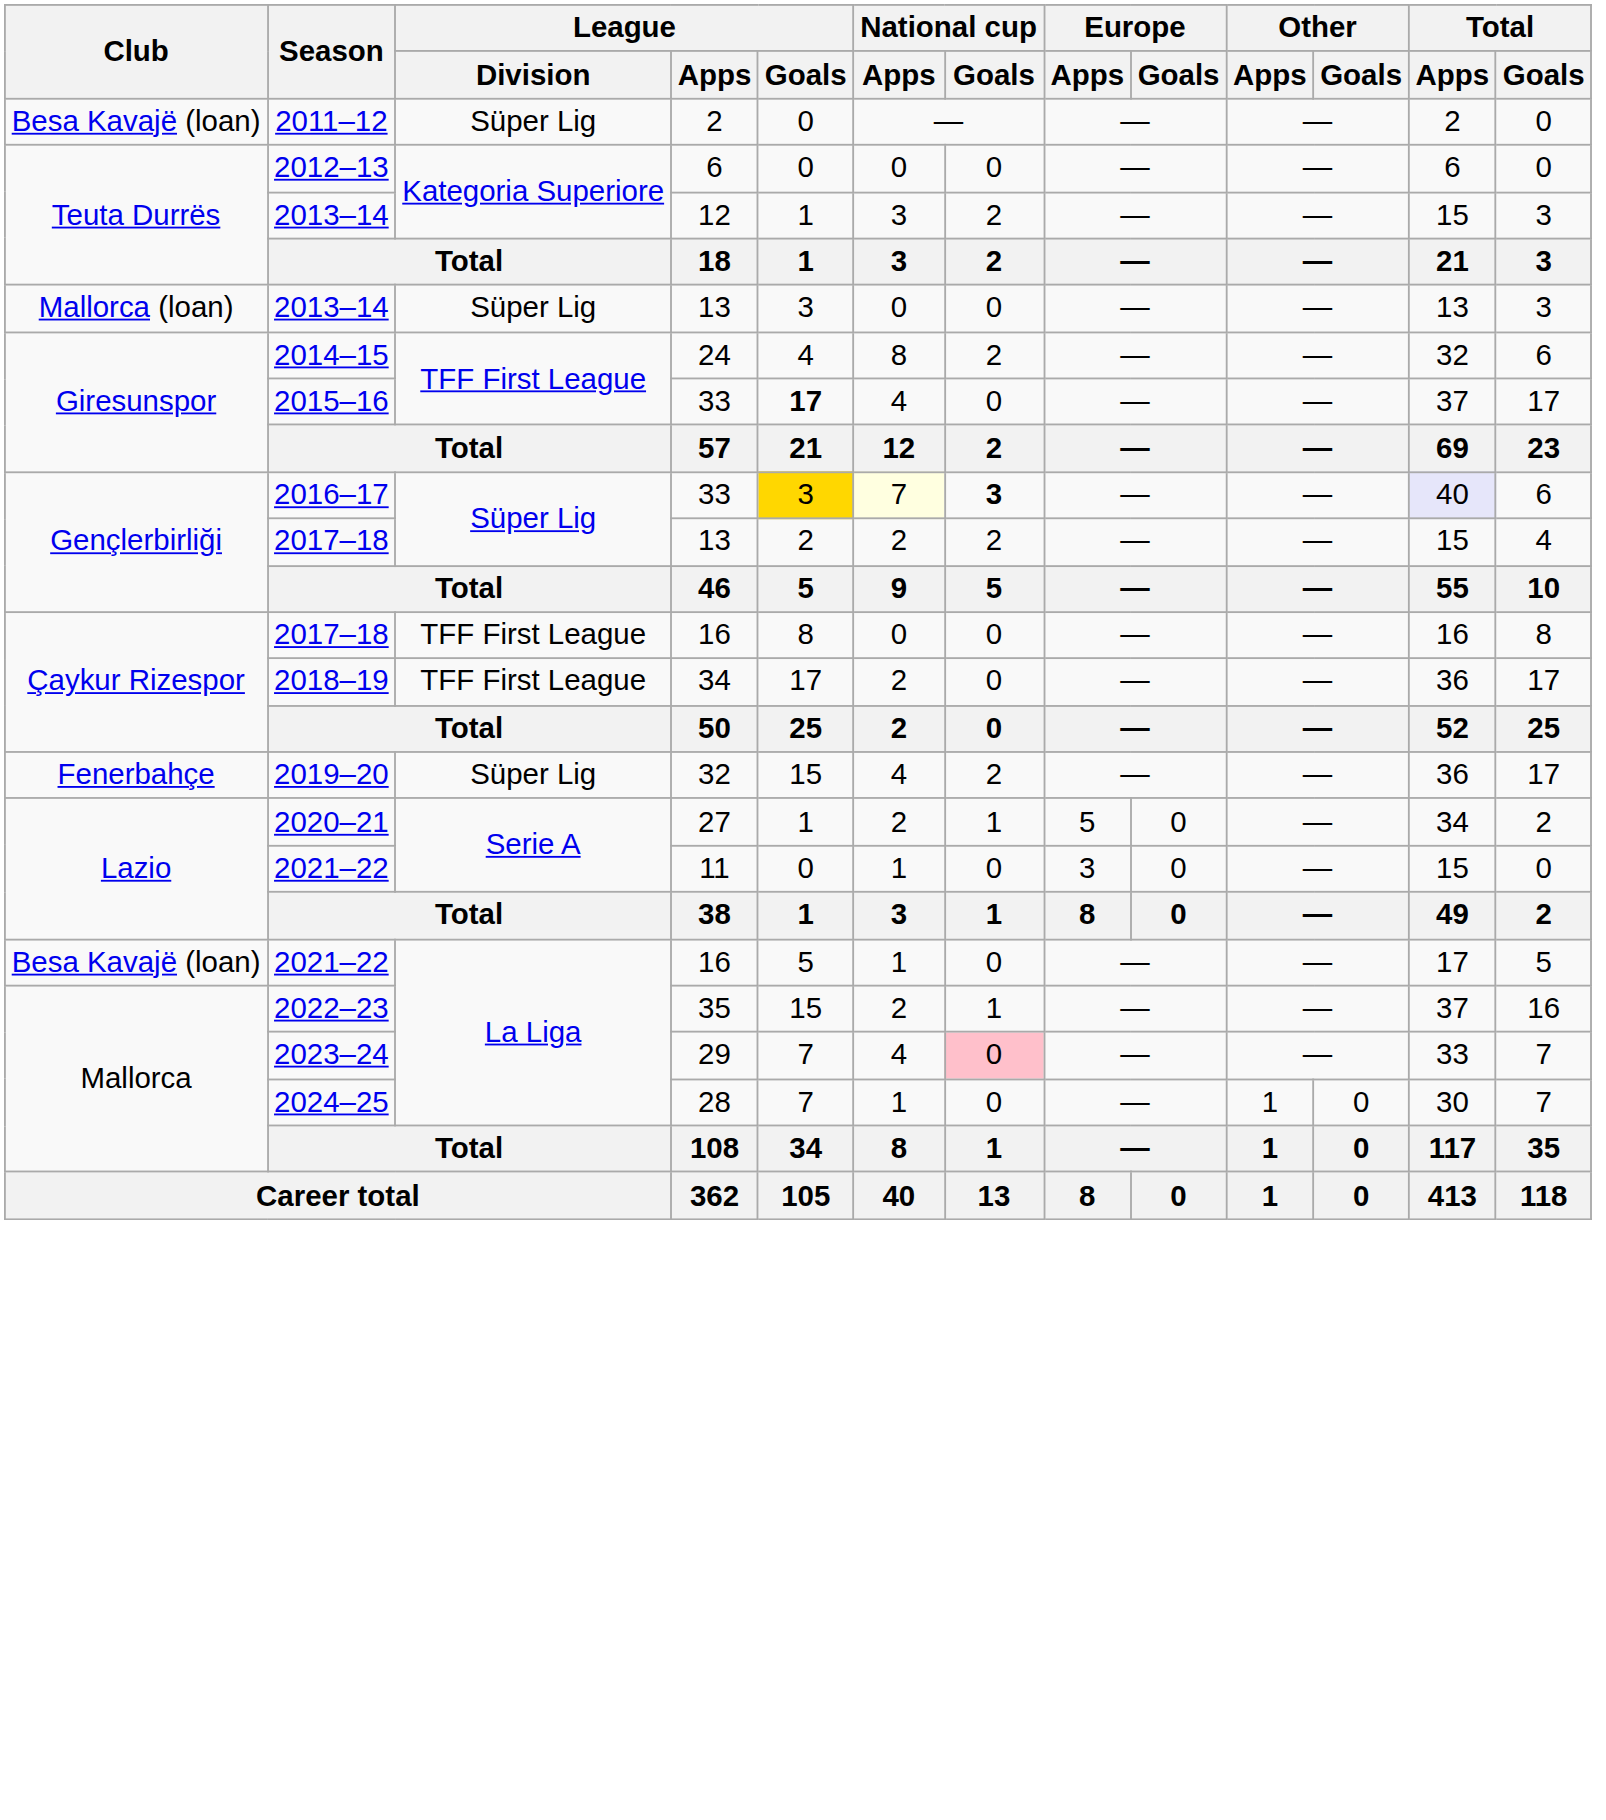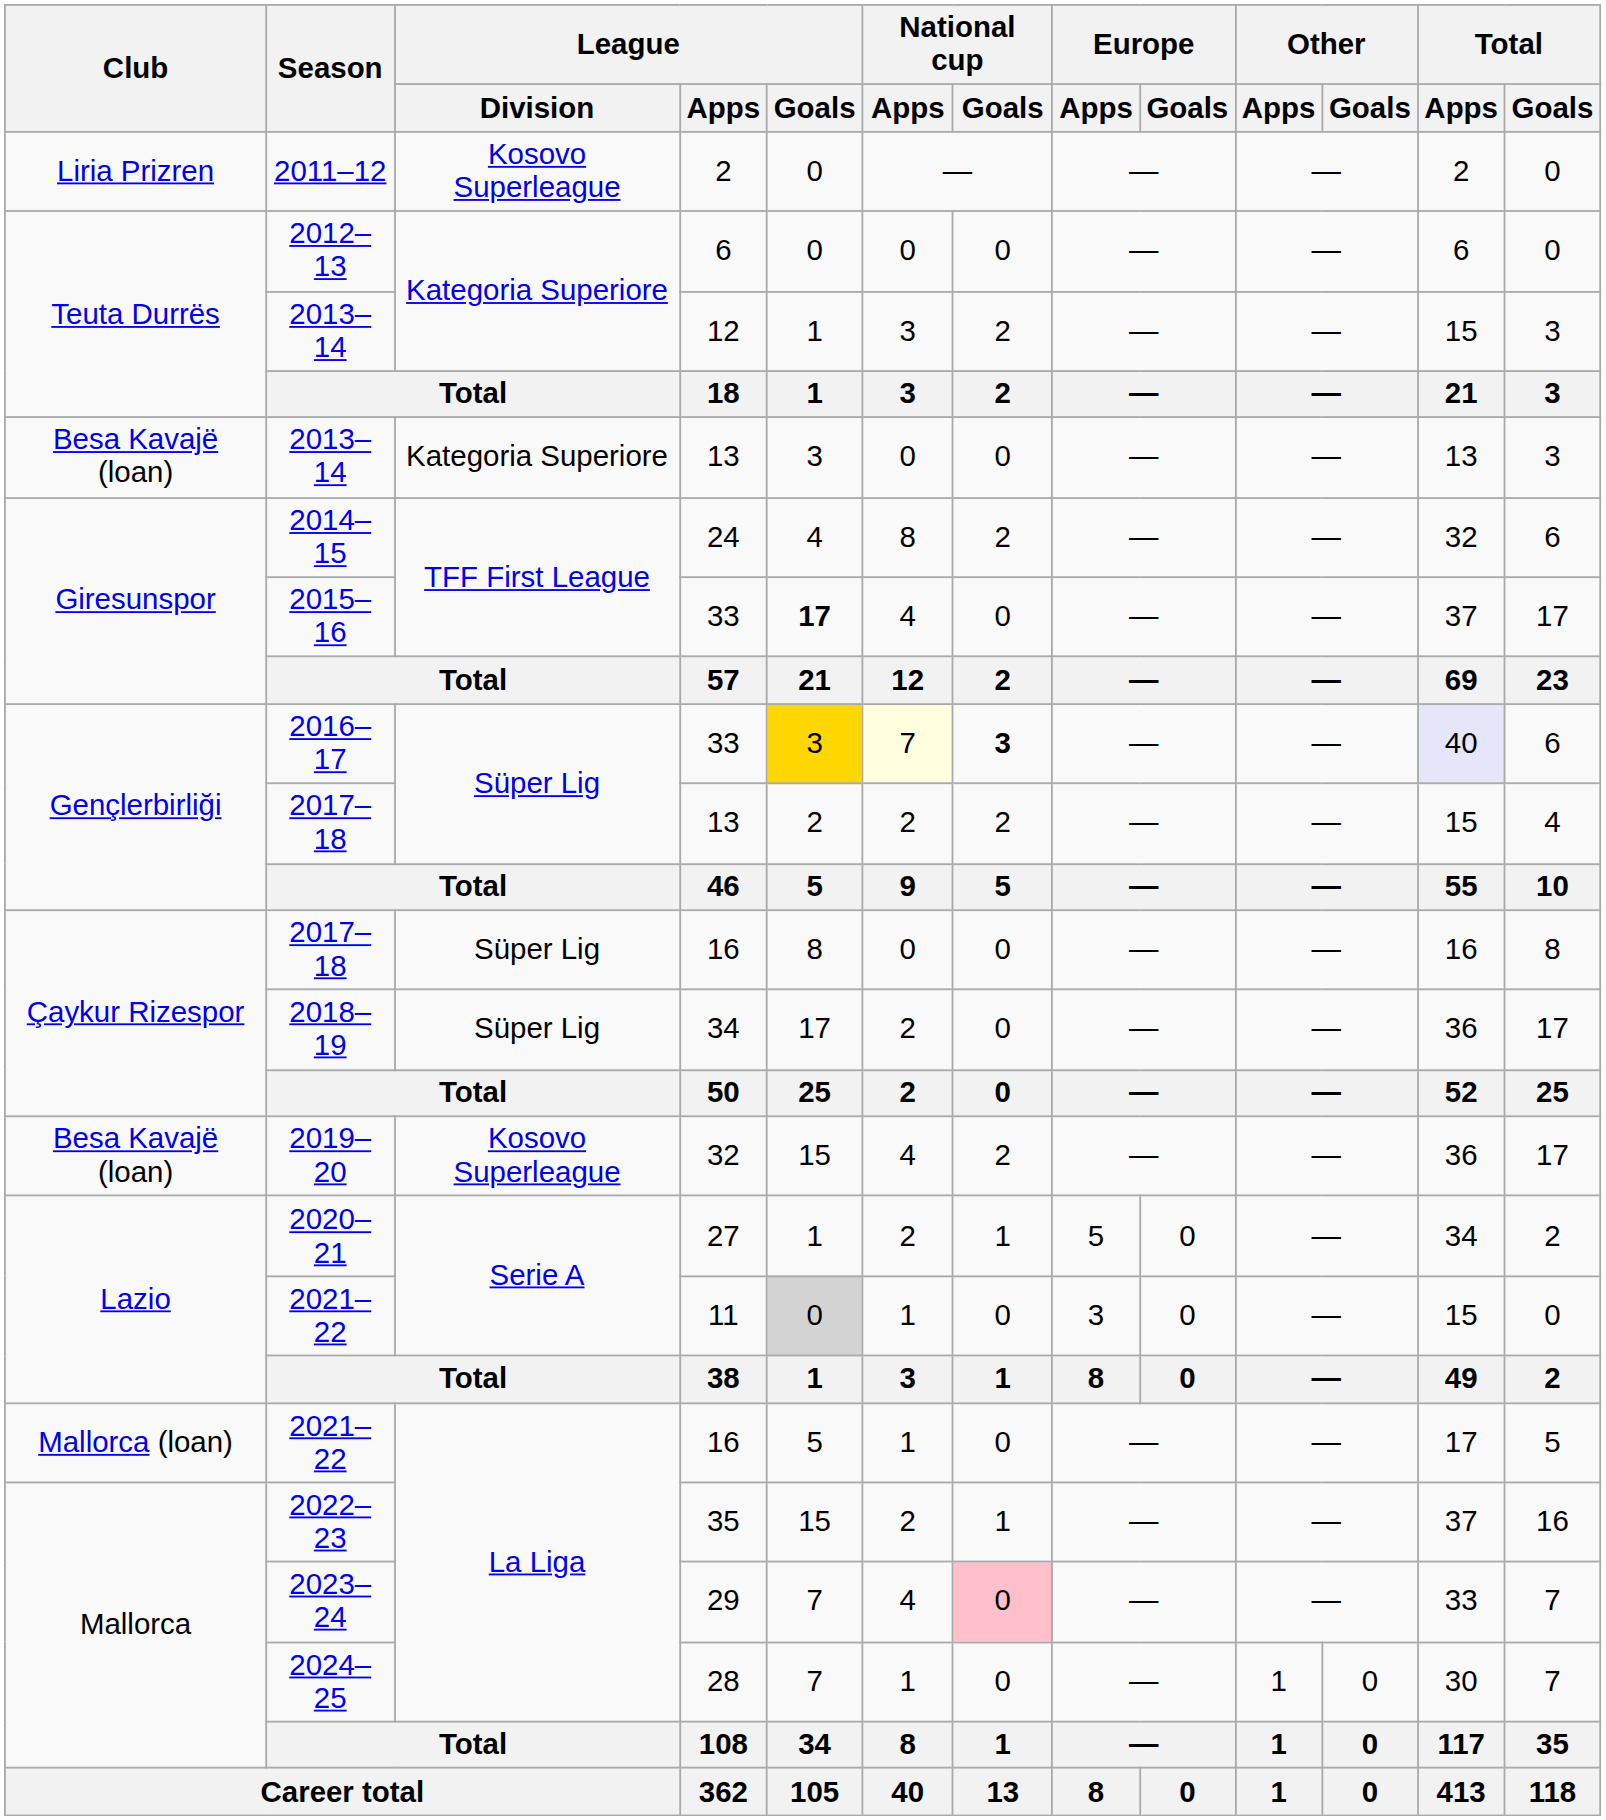(136, 121) Besa Kavajë (loan) -> (136, 170) Liria Prizren
(533, 121) Süper Lig -> (537, 170) Kosovo Superleague
(136, 307) Mallorca (loan) -> (136, 457) Besa Kavajë (loan)
(533, 307) Süper Lig -> (537, 457) Kategoria Superiore
(533, 634) TFF First League -> (537, 949) Süper Lig
(533, 681) TFF First League -> (537, 1029) Süper Lig
(136, 774) Fenerbahçe -> (136, 1155) Besa Kavajë (loan)
(533, 774) Süper Lig -> (537, 1155) Kosovo Superleague
(806, 868) no background -> (815, 1315) lightgrey background
(136, 961) Besa Kavajë (loan) -> (136, 1441) Mallorca (loan)
